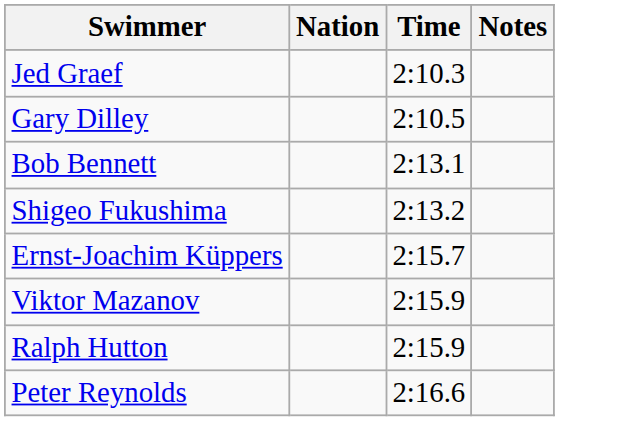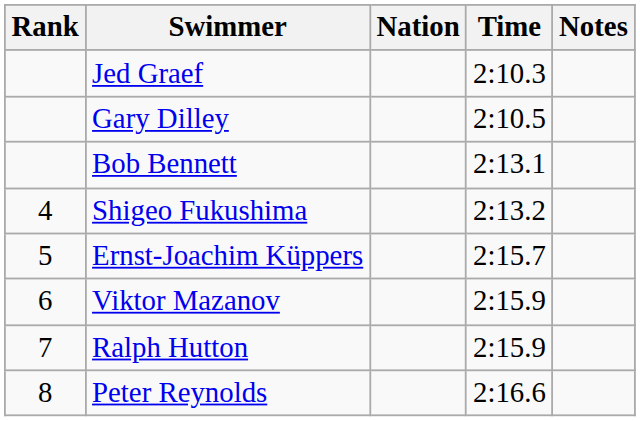+ column: (45, 27)
